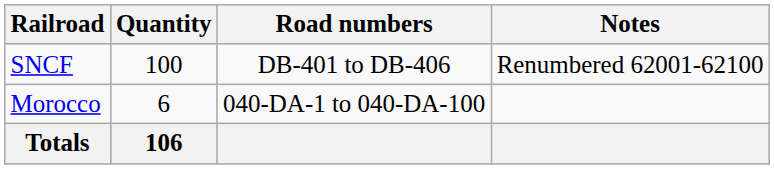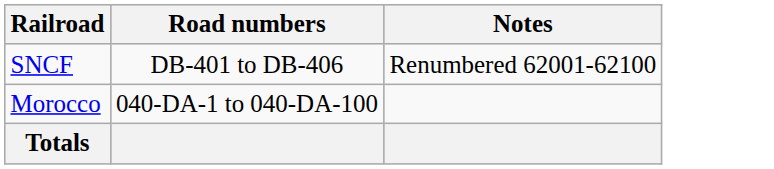- column: (164, 24)
